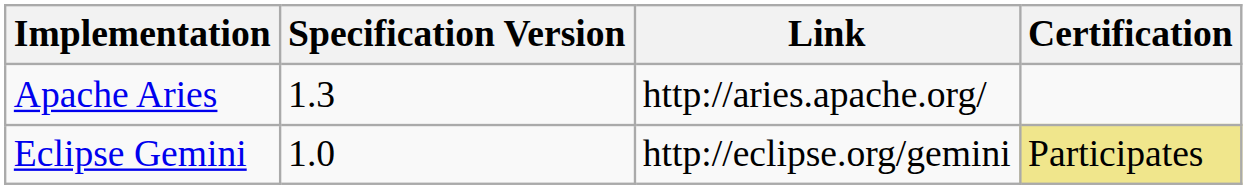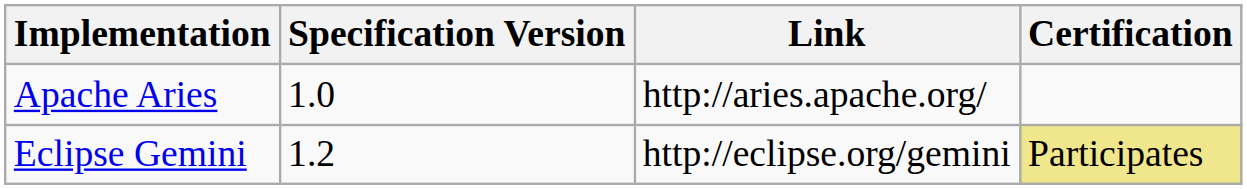(312, 93) 1.3 -> (312, 93) 1.0
(312, 153) 1.0 -> (312, 153) 1.2
